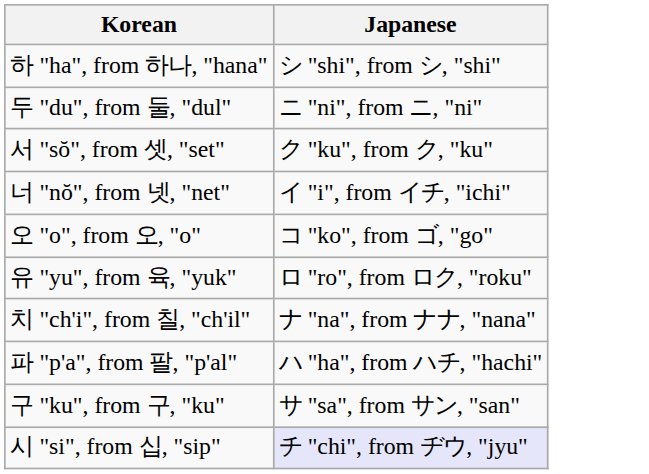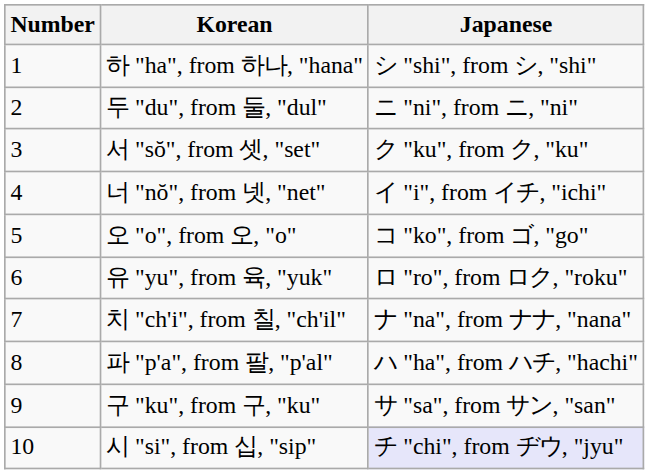+ column: (53, 24)
